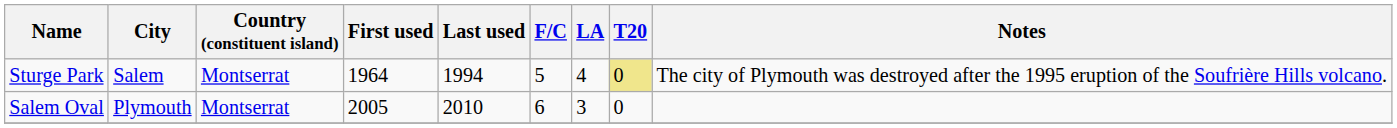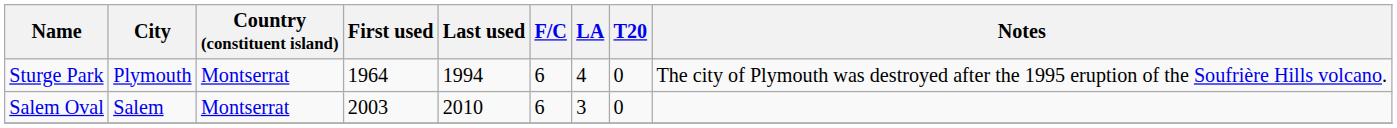(138, 75) Salem -> (152, 75) Plymouth
(539, 75) 5 -> (539, 75) 6
(619, 75) khaki background -> (619, 75) no background
(152, 107) Plymouth -> (138, 107) Salem
(368, 107) 2005 -> (368, 107) 2003
